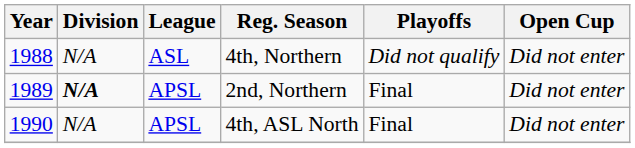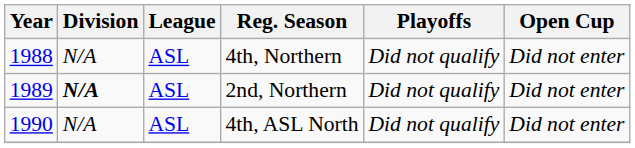(175, 90) APSL -> (169, 90) ASL
(391, 90) Final -> (434, 90) Did not qualify
(175, 124) APSL -> (169, 124) ASL
(391, 124) Final -> (434, 124) Did not qualify
